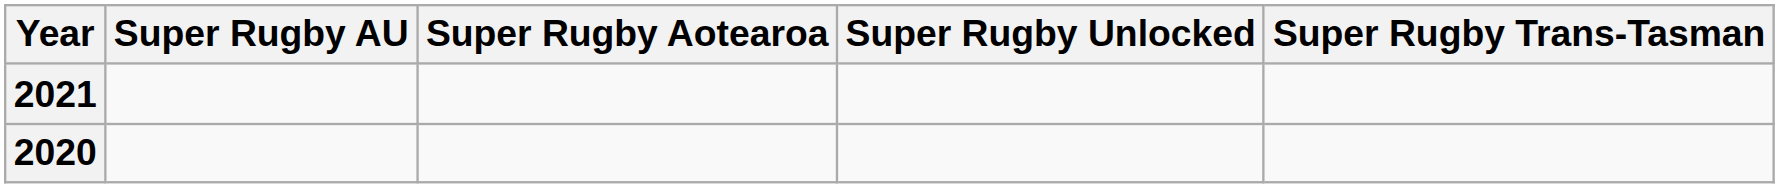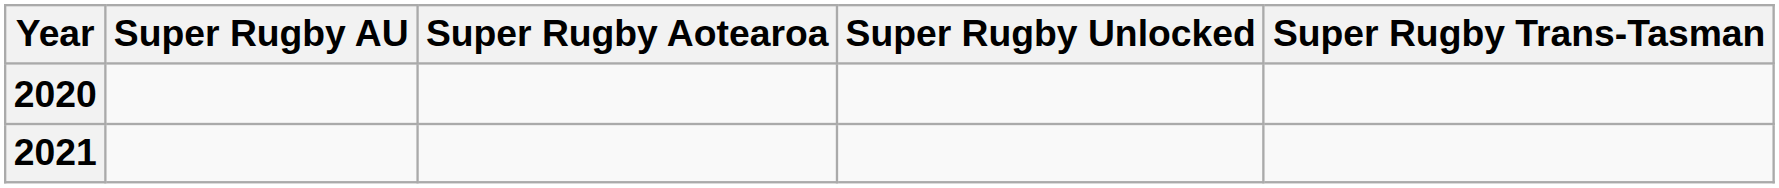rows swapped: (55, 152) <-> (55, 93)
